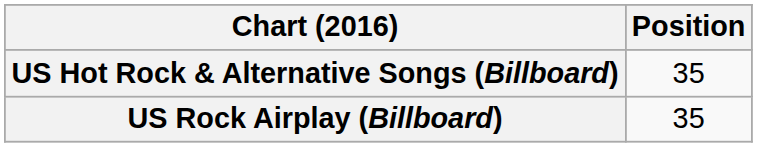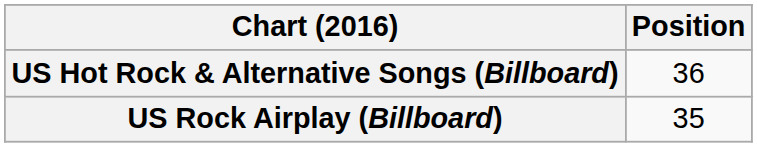(689, 73) 35 -> (689, 73) 36
